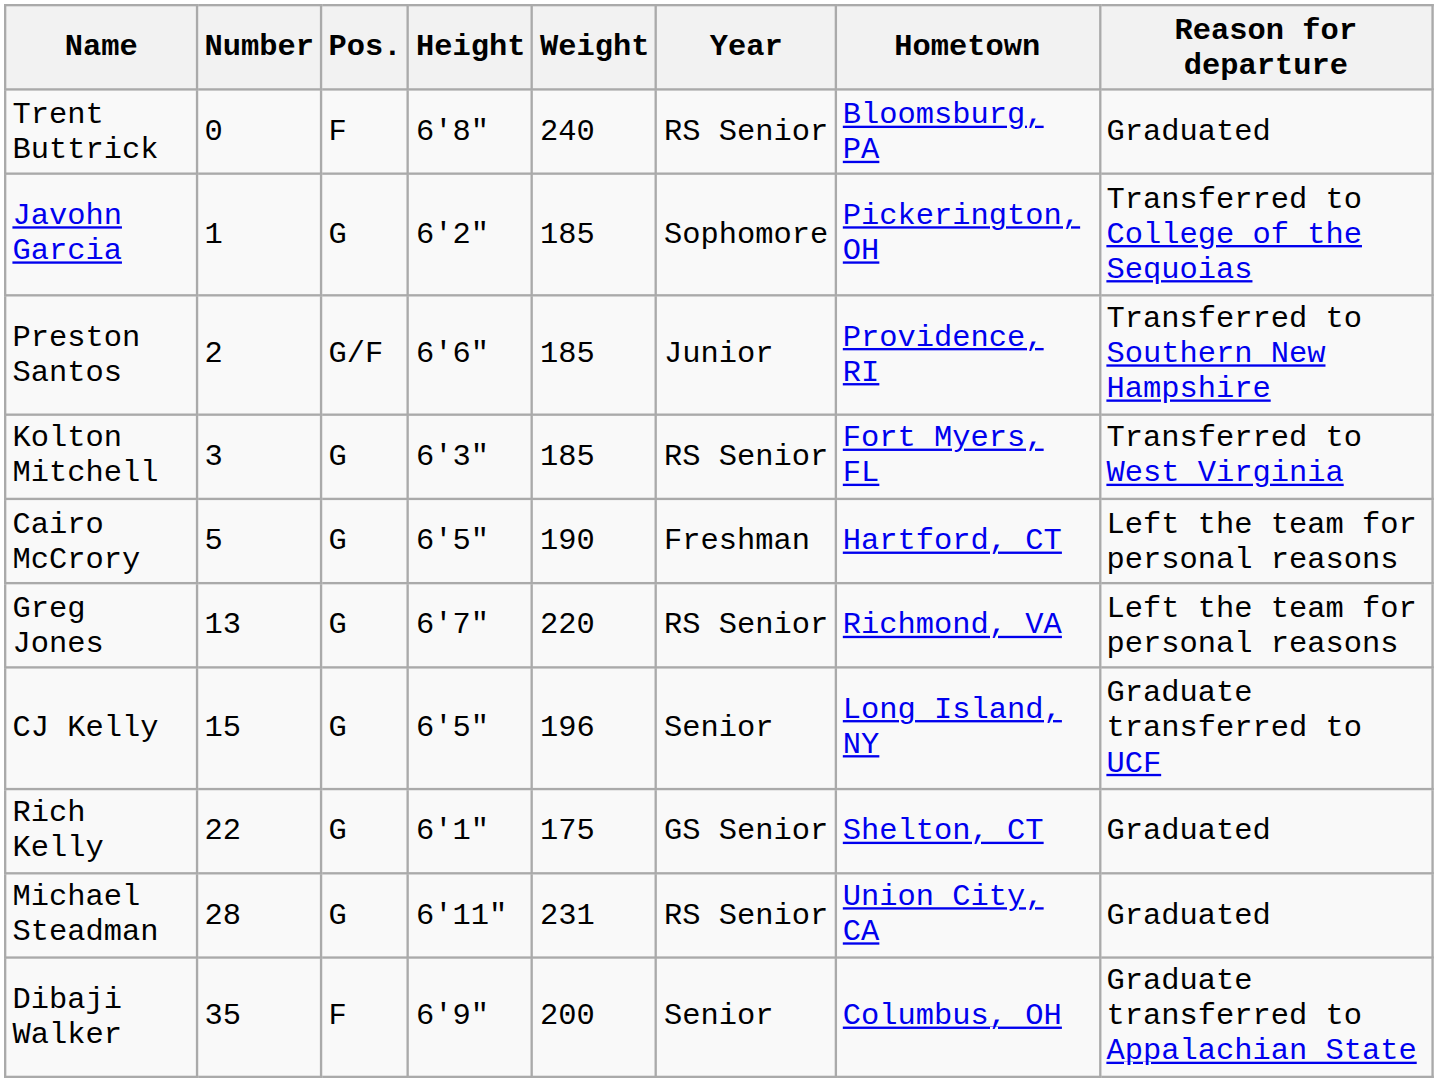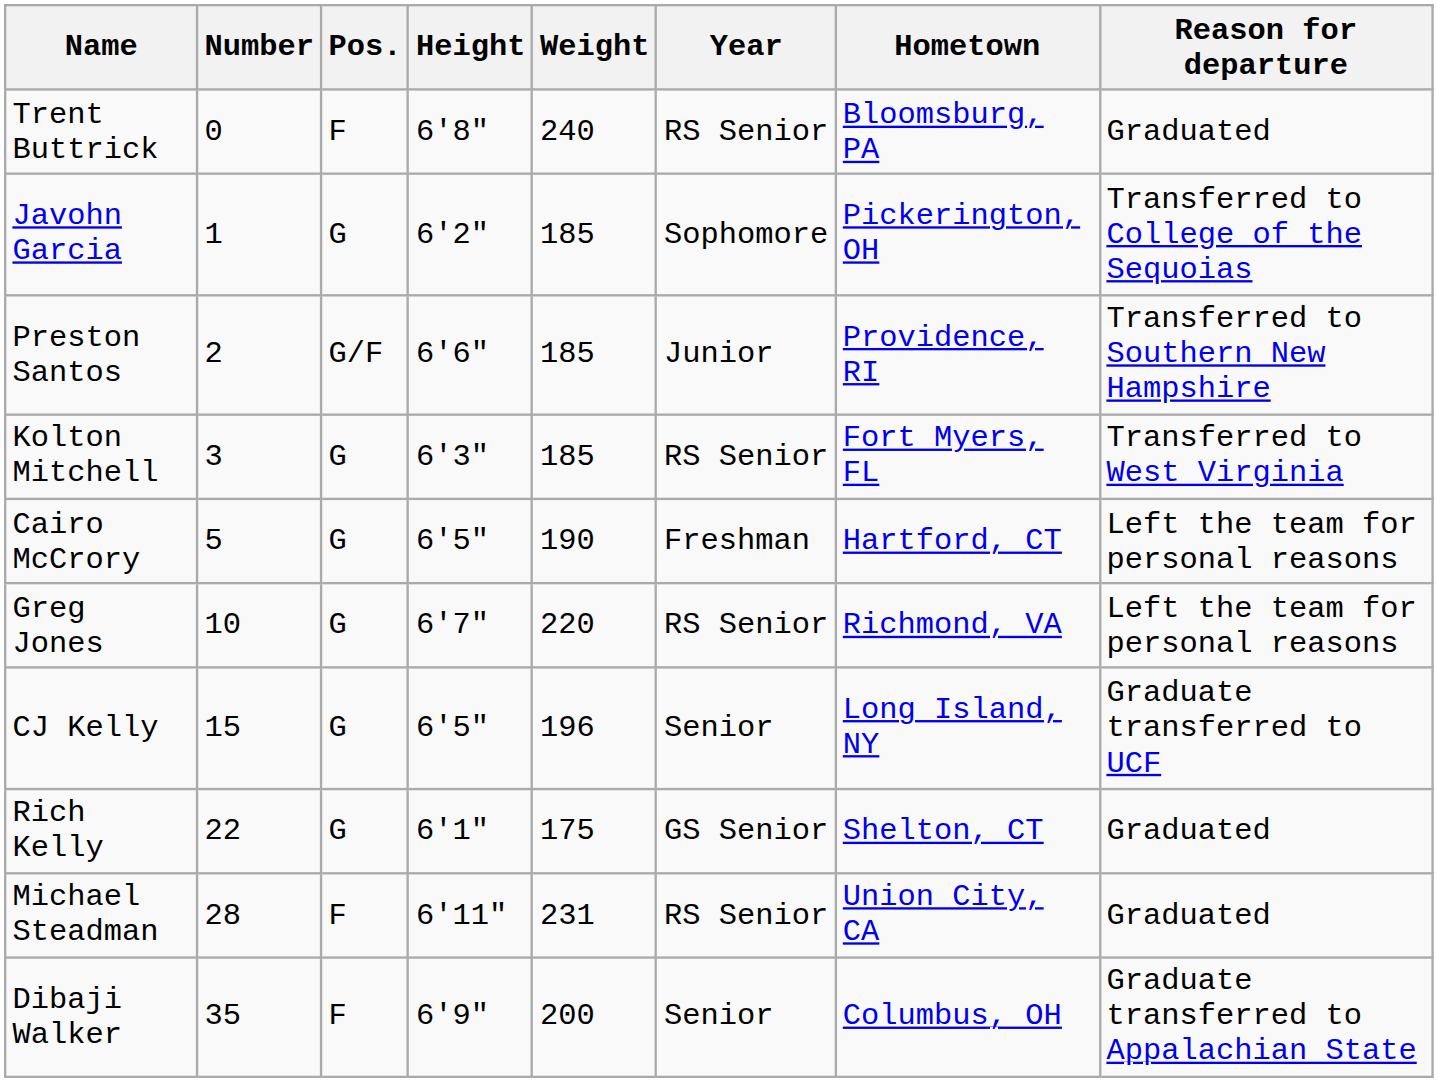(223, 626) 13 -> (223, 626) 10
(338, 915) G -> (338, 915) F
